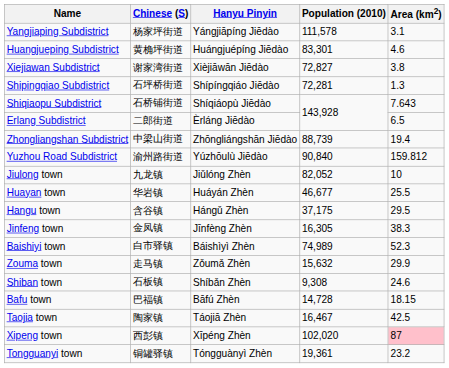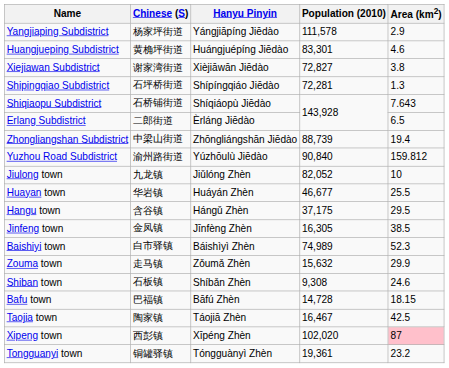(398, 32) 3.1 -> (398, 32) 2.9
(400, 228) 38.3 -> (400, 228) 38.5
